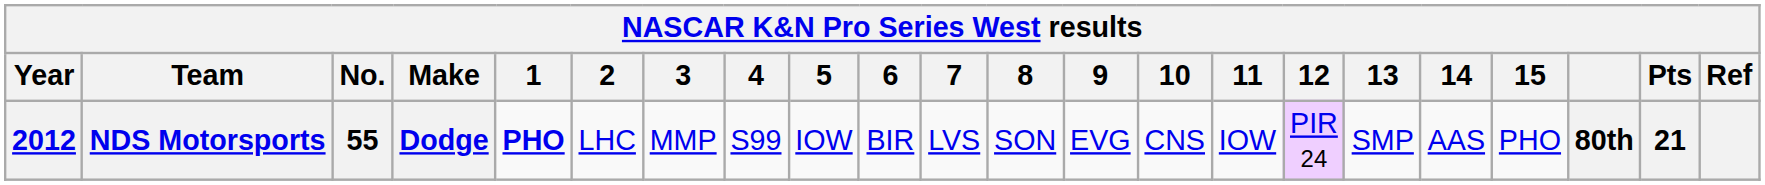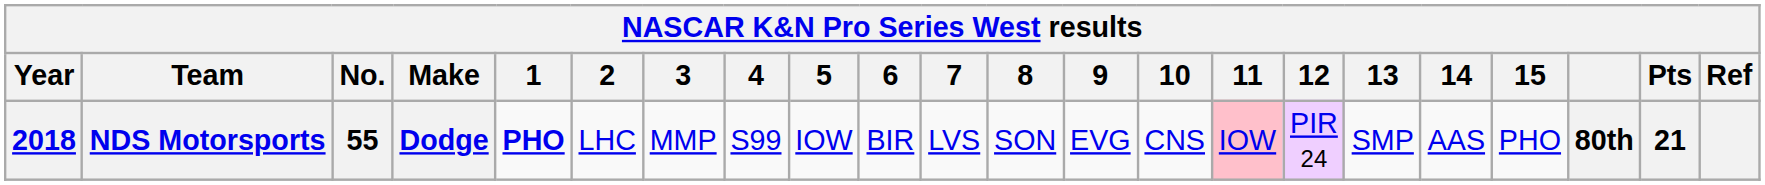(44, 140) 2012 -> (44, 140) 2018
(1248, 140) no background -> (1248, 140) pink background
